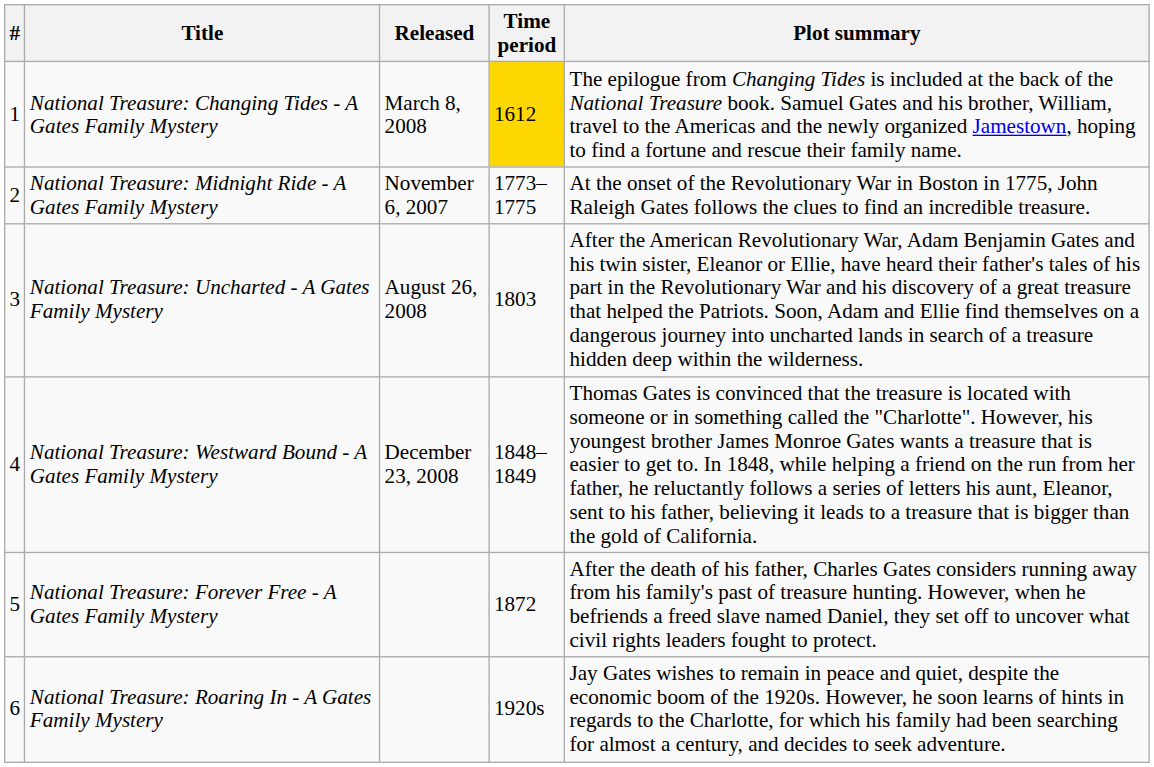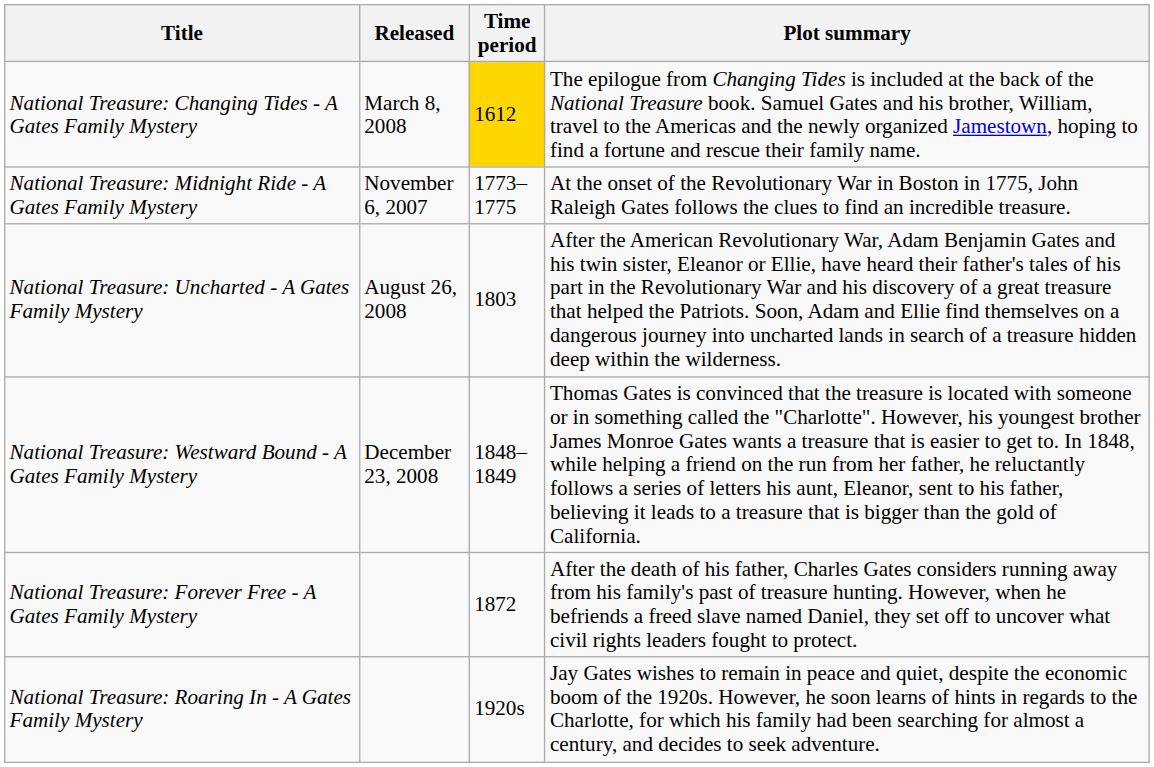- column: (15, 33)
